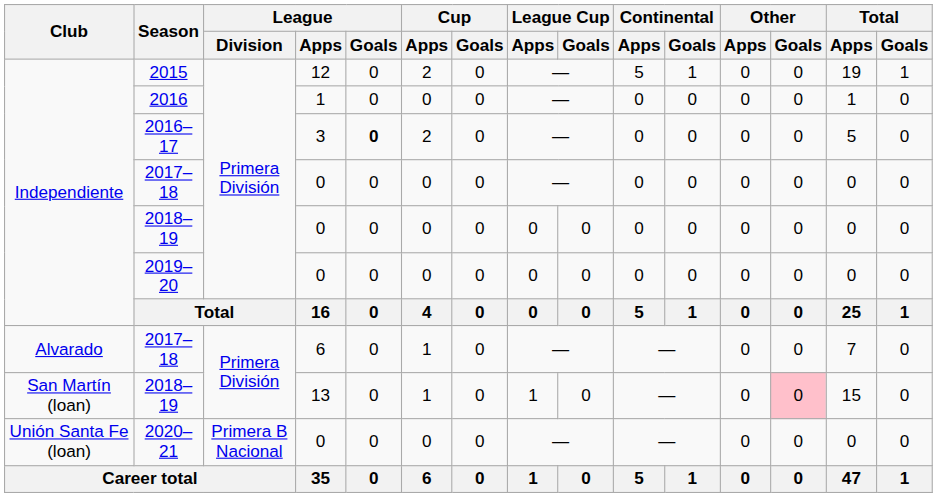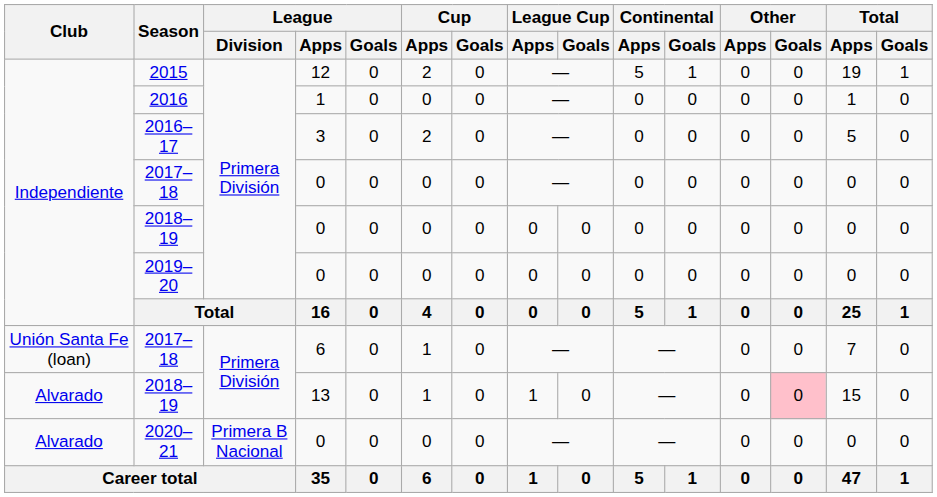(374, 136) bold -> (374, 136) normal
(69, 349) Alvarado -> (69, 349) Unión Santa Fe (loan)
(69, 395) San Martín (loan) -> (69, 395) Alvarado
(69, 441) Unión Santa Fe (loan) -> (69, 441) Alvarado
